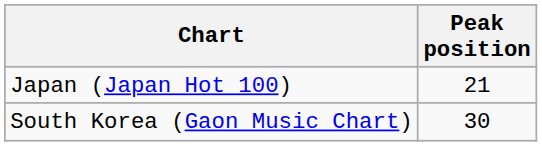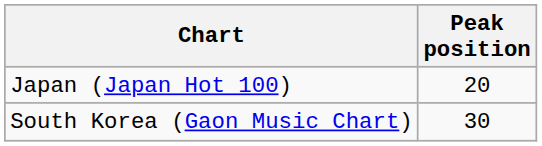(477, 85) 21 -> (477, 85) 20
